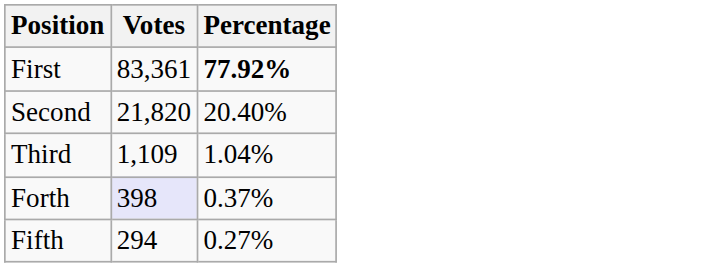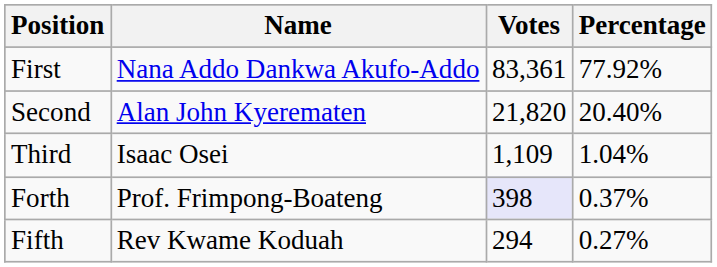+ column: (298, 25)
(247, 68) bold -> (620, 68) normal
